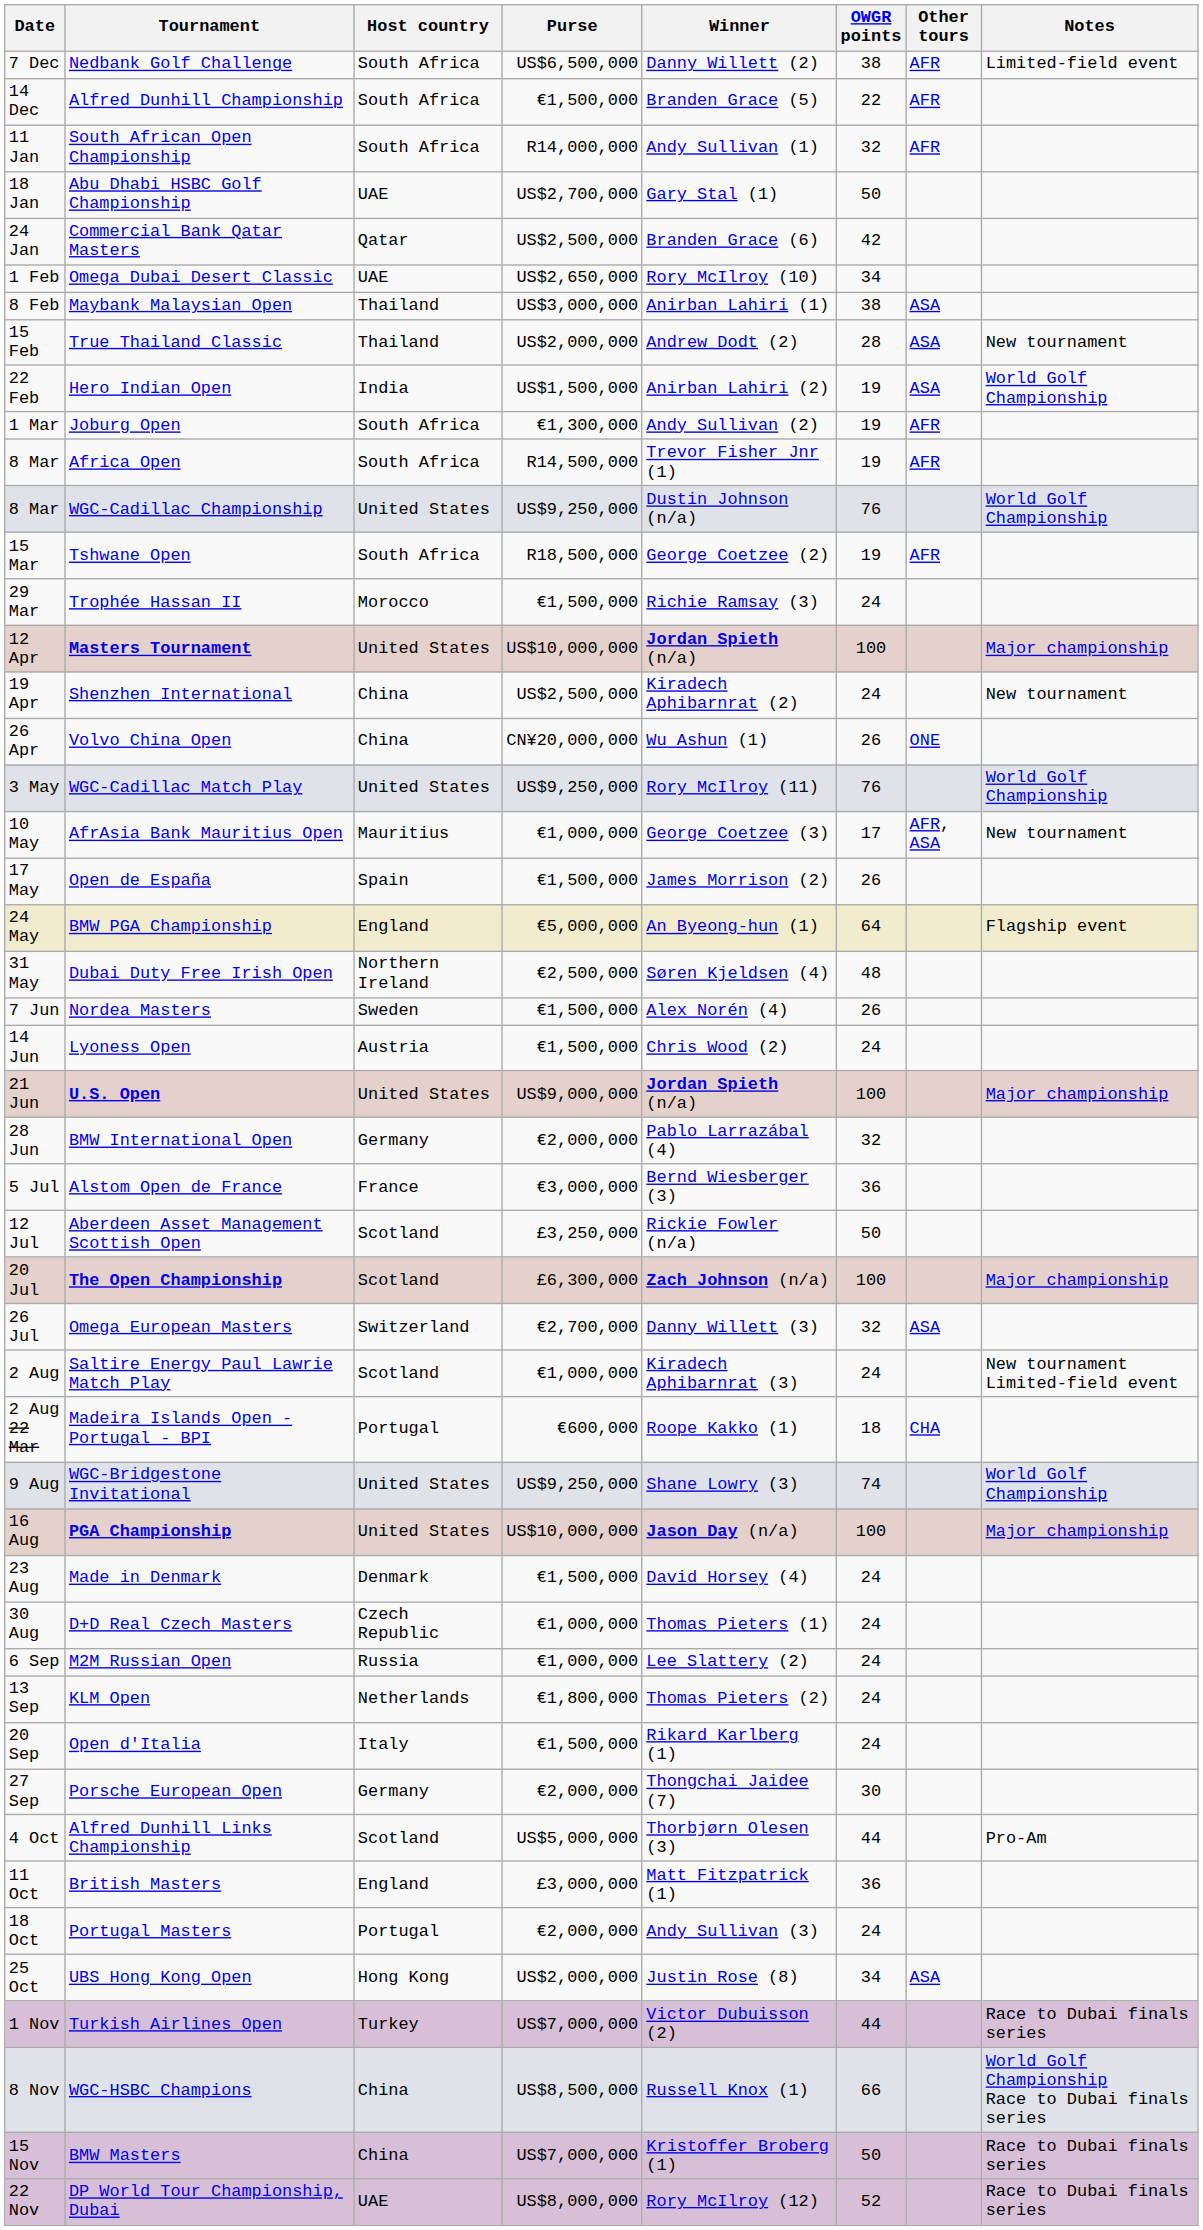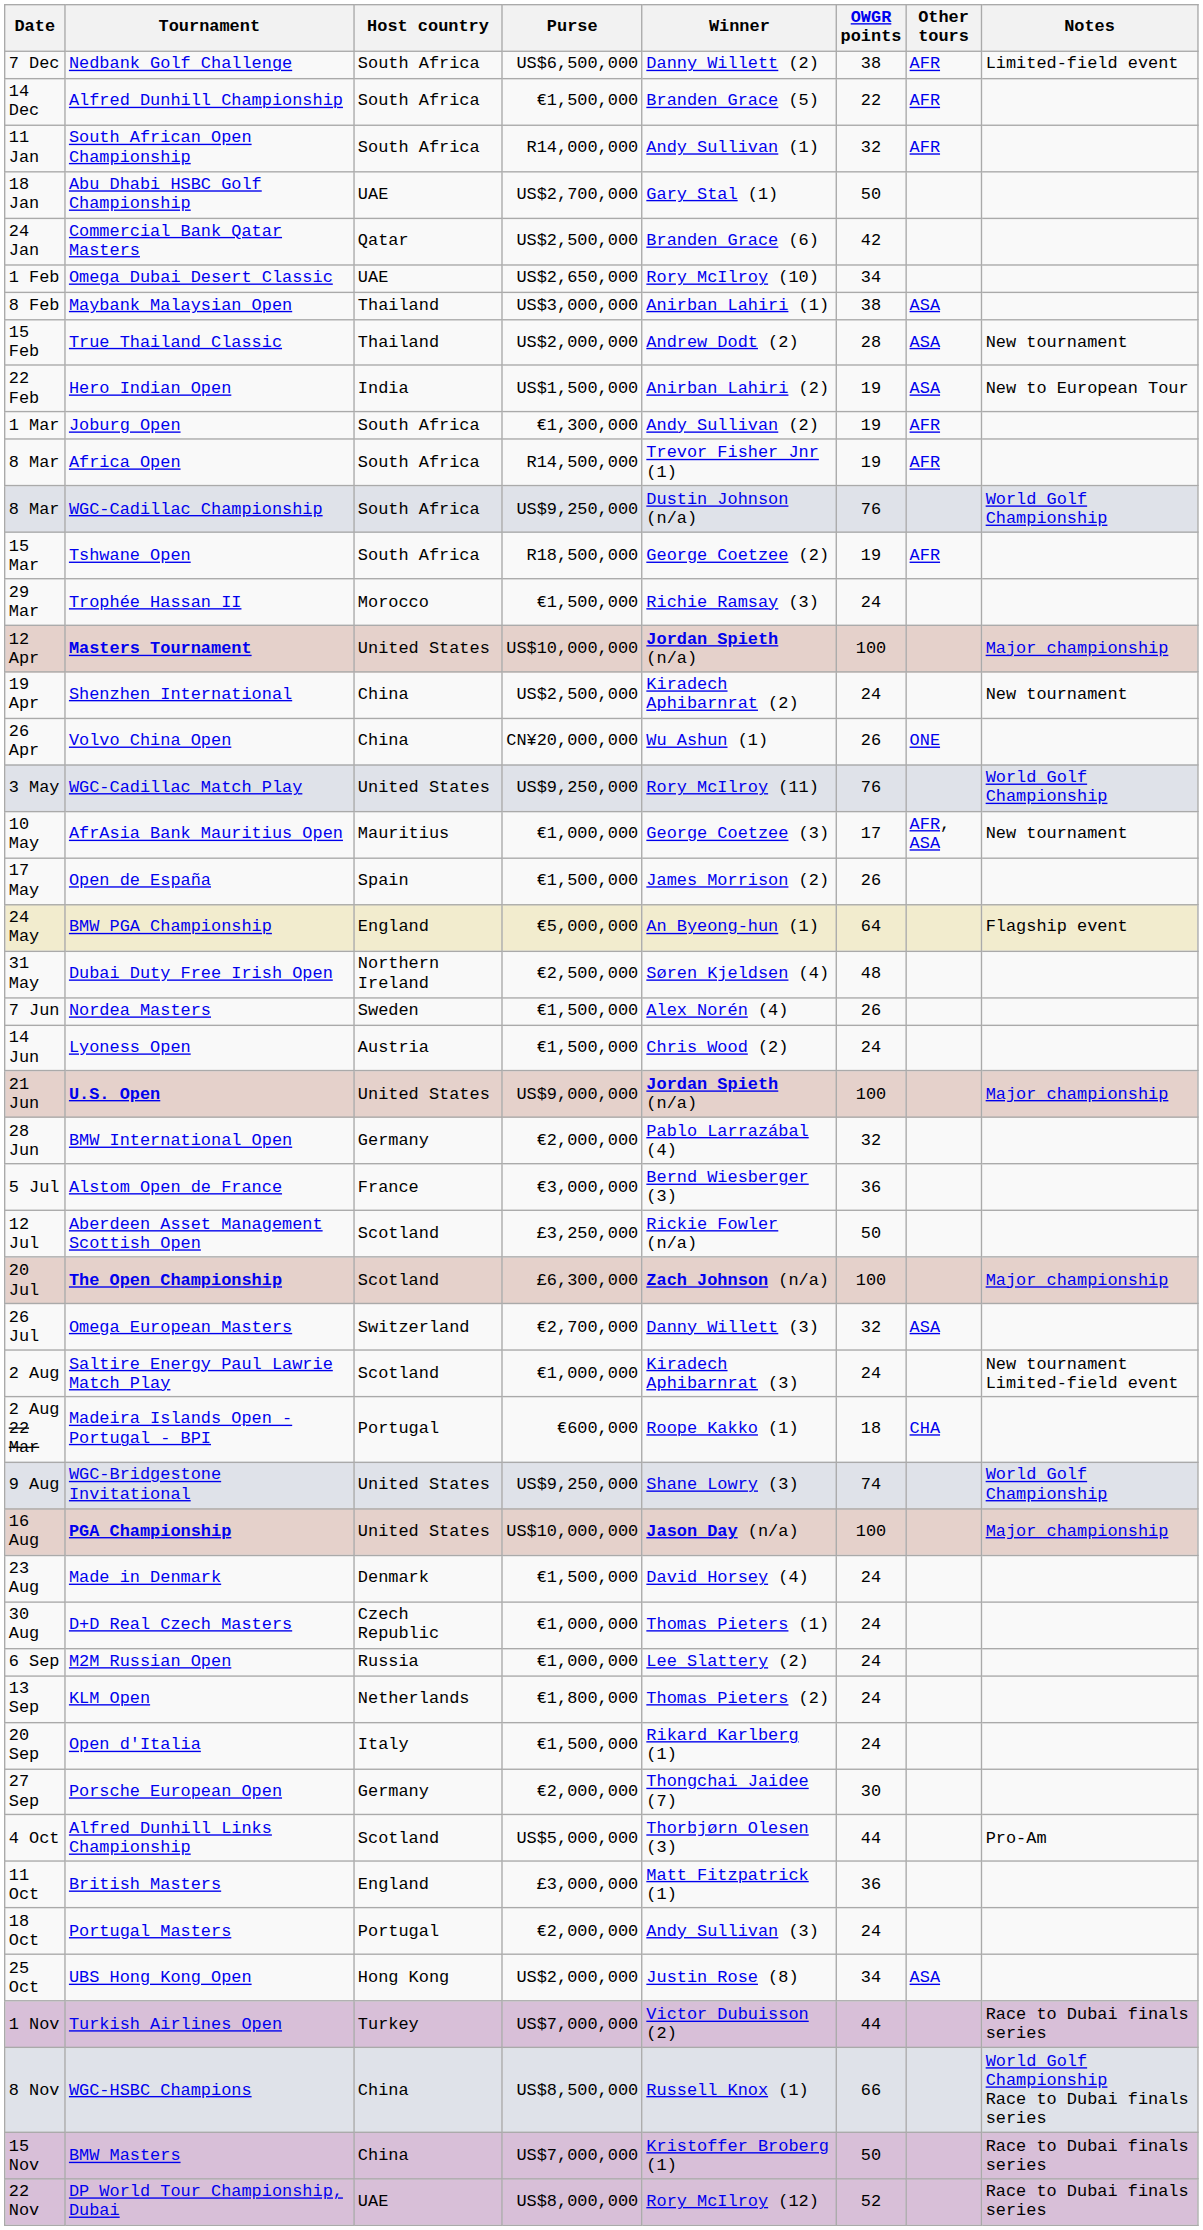(1047, 389) World Golf Championship -> (1087, 389) New to European Tour
(424, 509) United States -> (419, 509) South Africa
